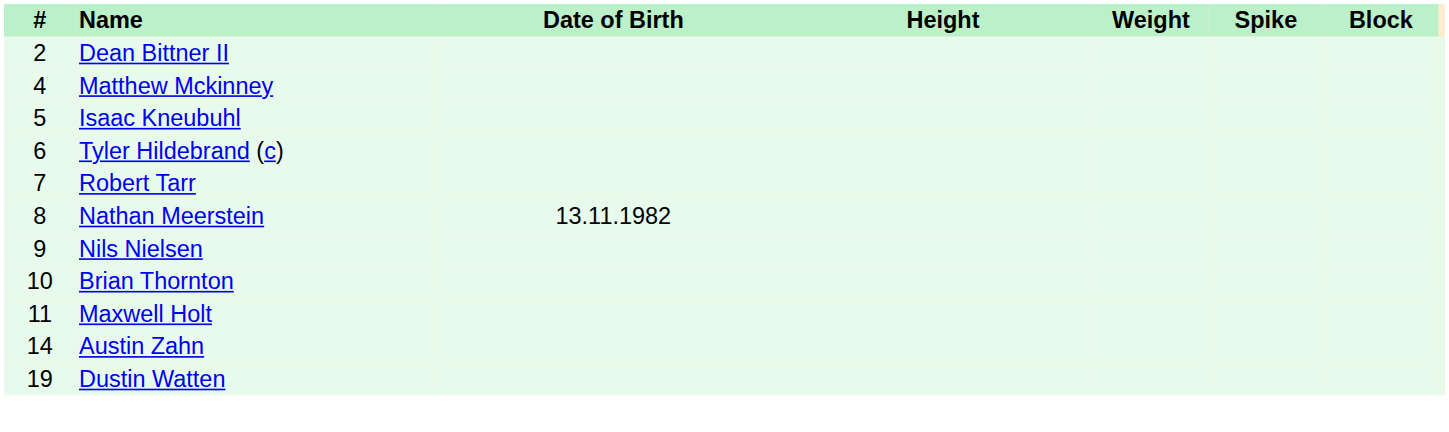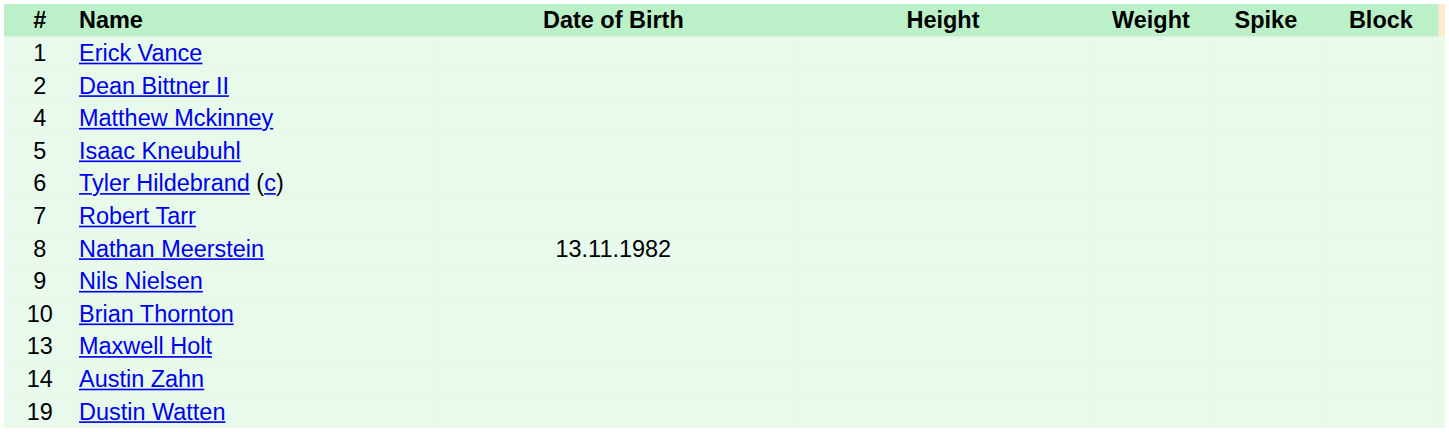+ row: (141, 53)
(40, 314) 11 -> (40, 346) 13
